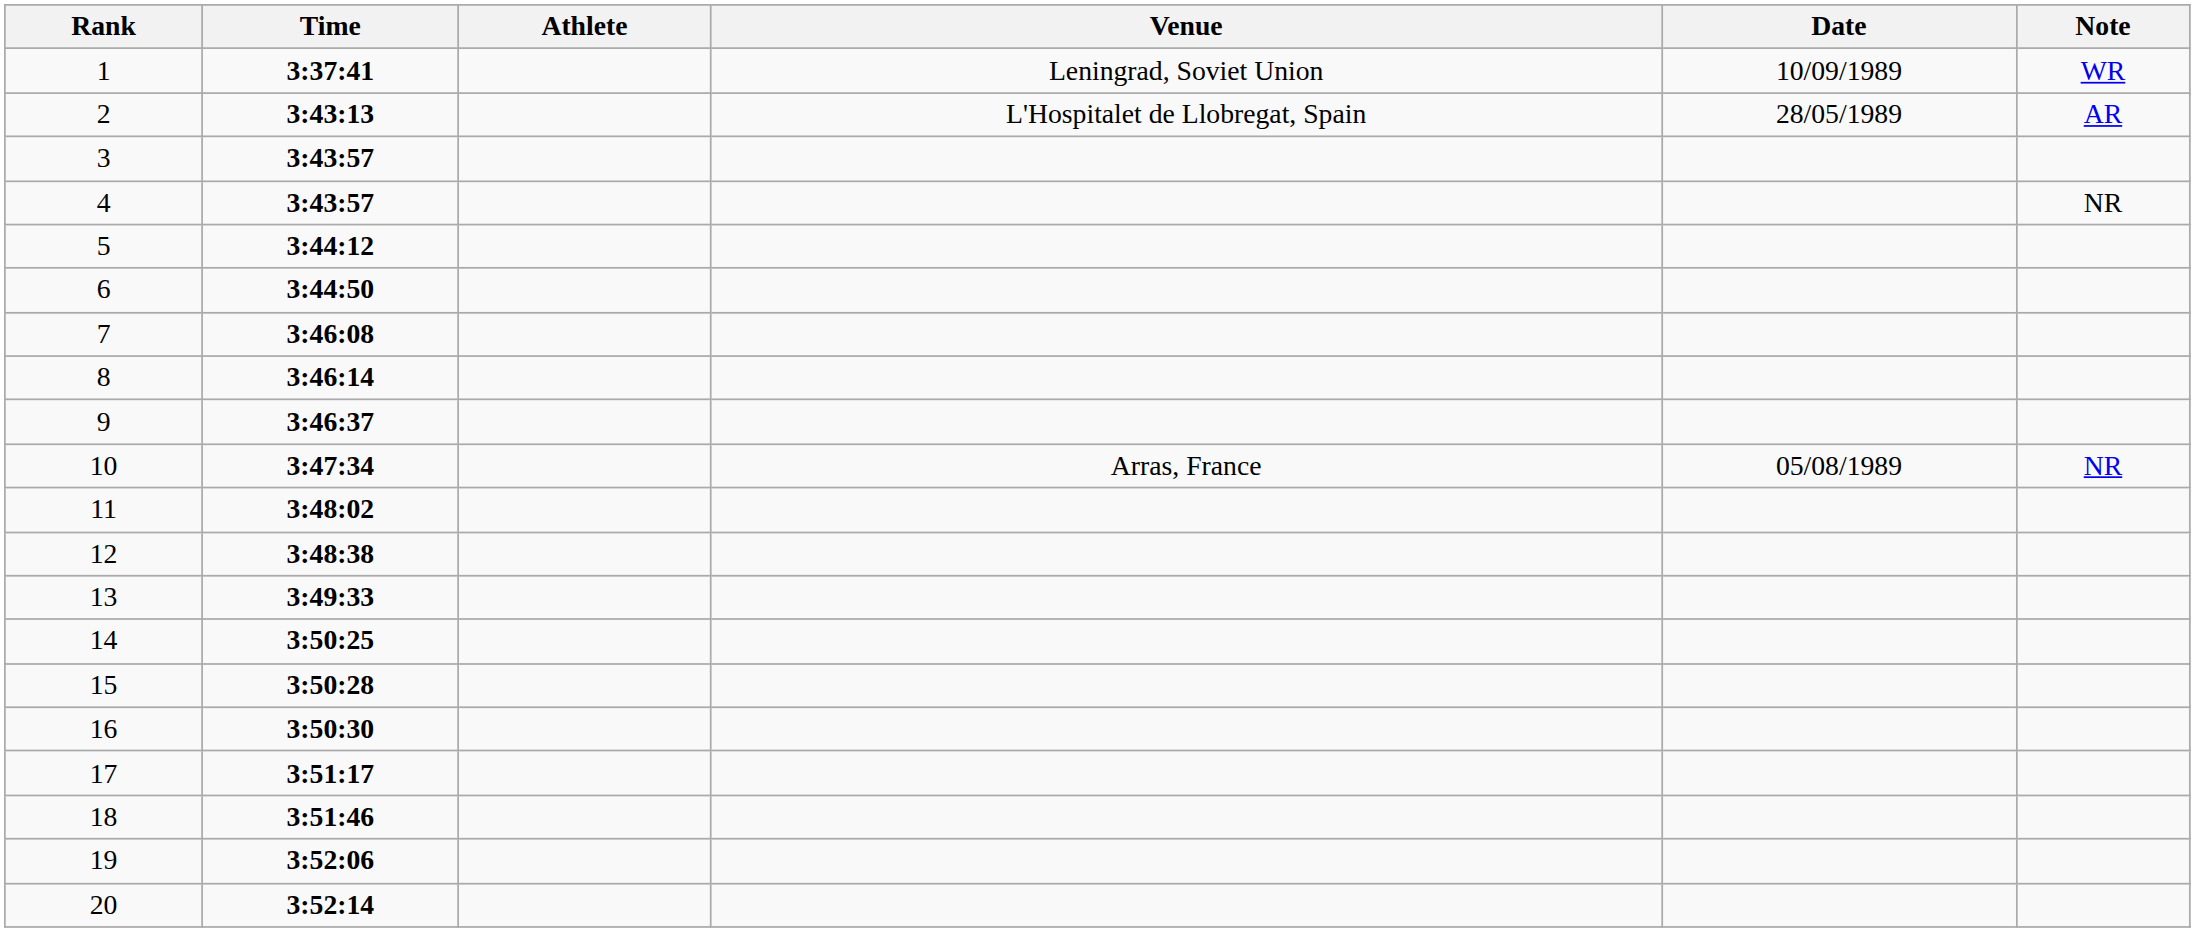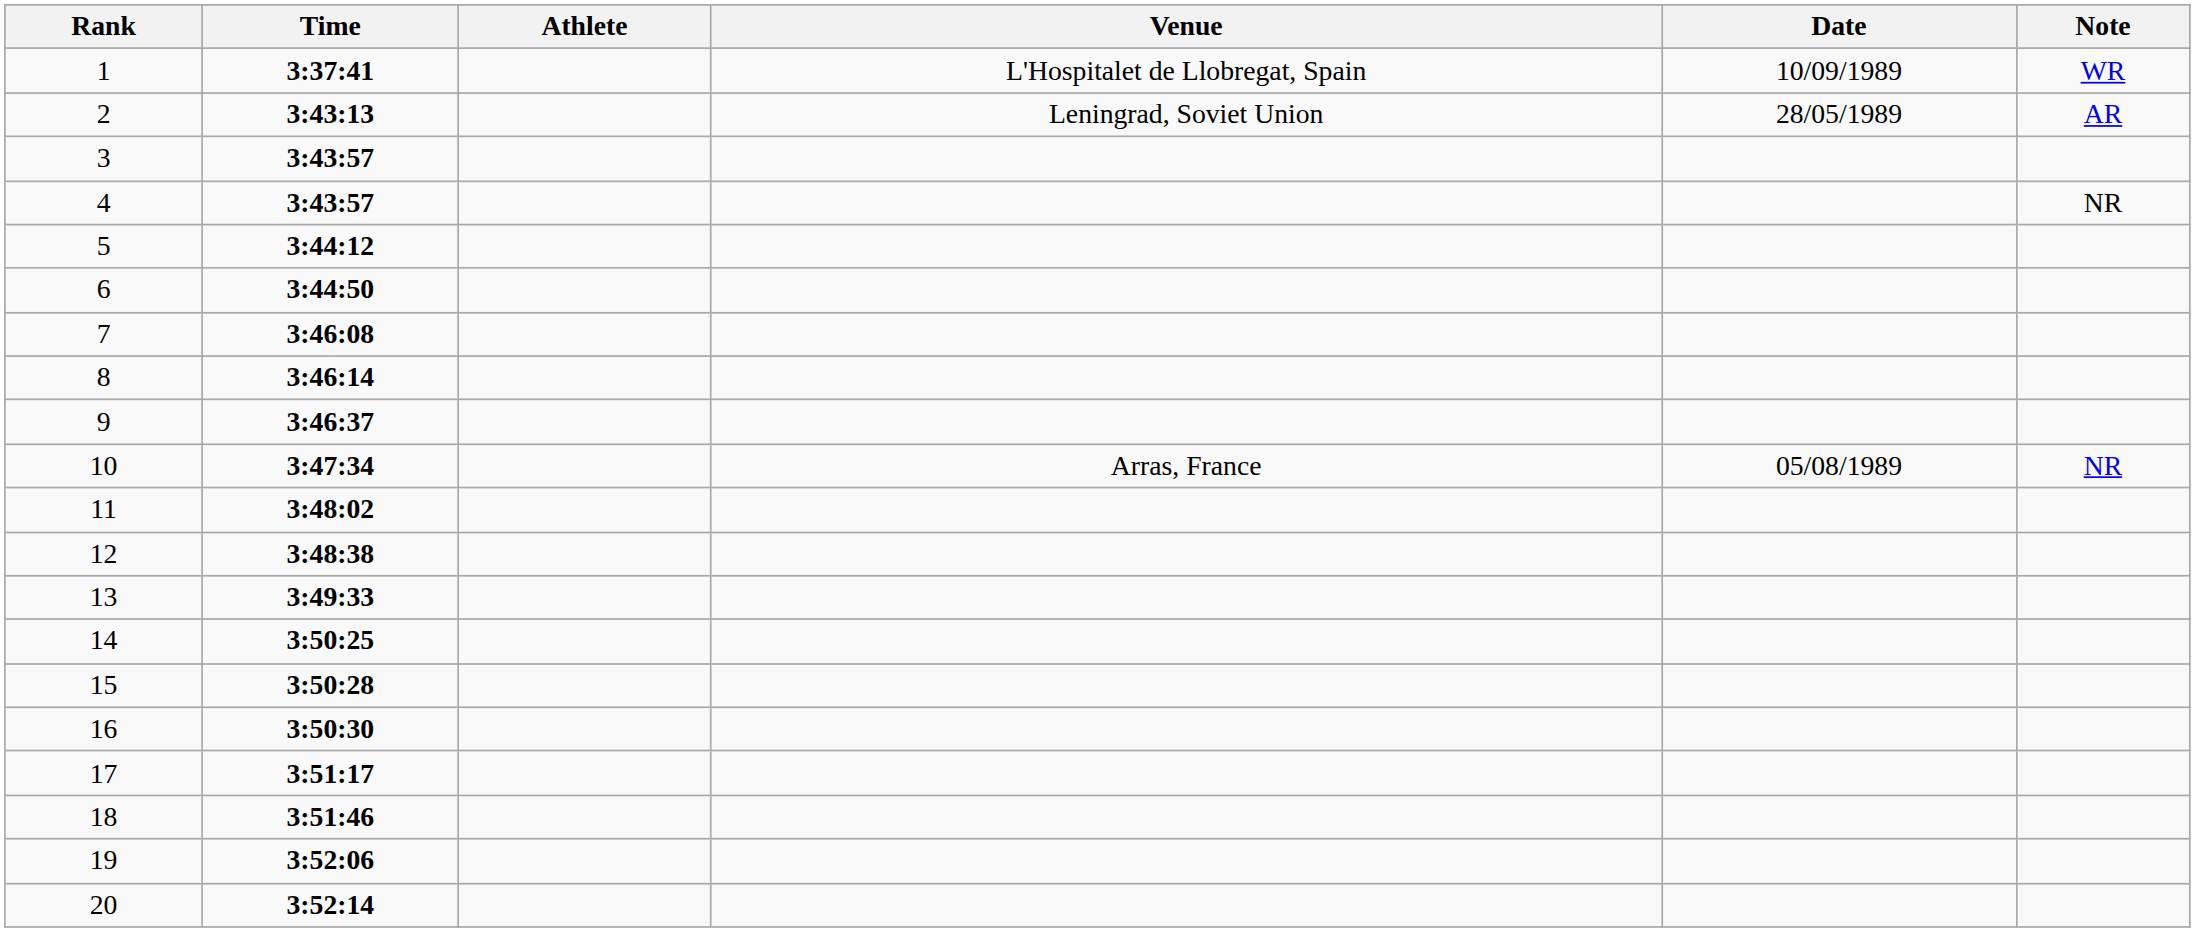(1186, 70) Leningrad, Soviet Union -> (1186, 70) L'Hospitalet de Llobregat, Spain
(1186, 114) L'Hospitalet de Llobregat, Spain -> (1186, 114) Leningrad, Soviet Union
